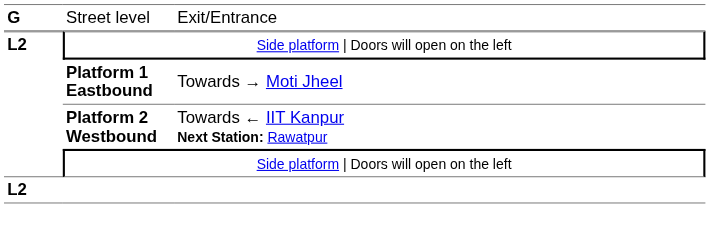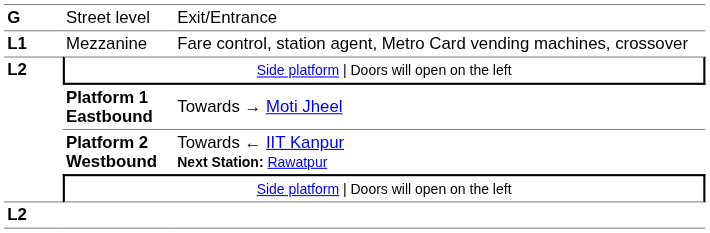+ row: (107, 43)
